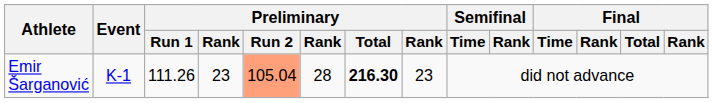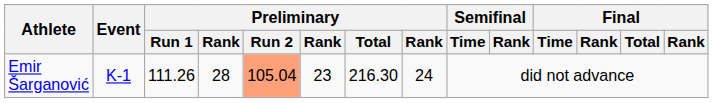(221, 76) 23 -> (221, 76) 28
(323, 76) 28 -> (323, 76) 23
(373, 76) bold -> (373, 76) normal
(424, 76) 23 -> (424, 76) 24
